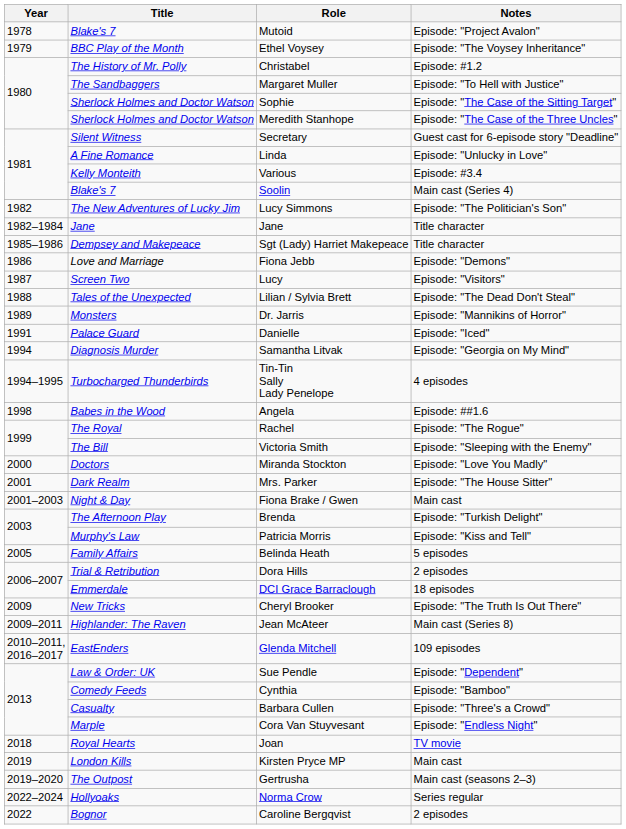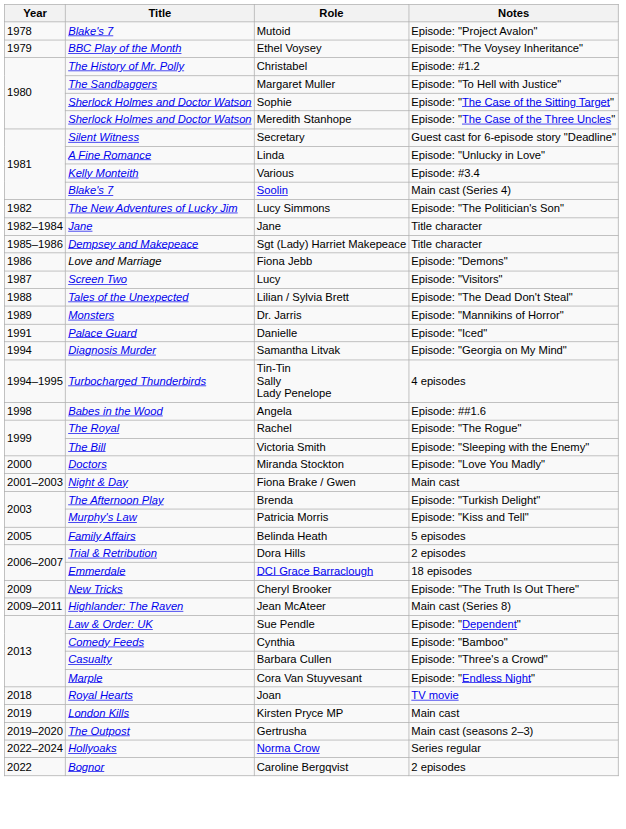- row: (288, 482)
- row: (298, 648)
